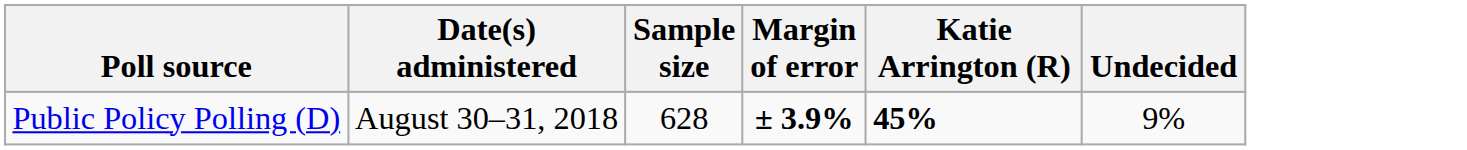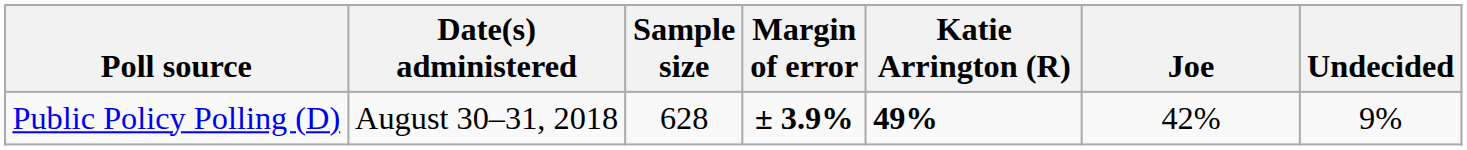+ column: (1191, 66)
(905, 117) 45% -> (905, 117) 49%
